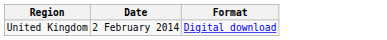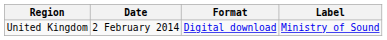+ column: (330, 12)
